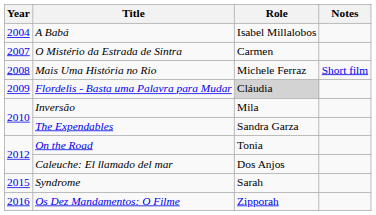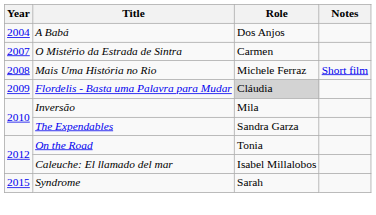(277, 33) Isabel Millalobos -> (261, 33) Dos Anjos
(261, 164) Dos Anjos -> (277, 164) Isabel Millalobos
- row: (107, 201)
